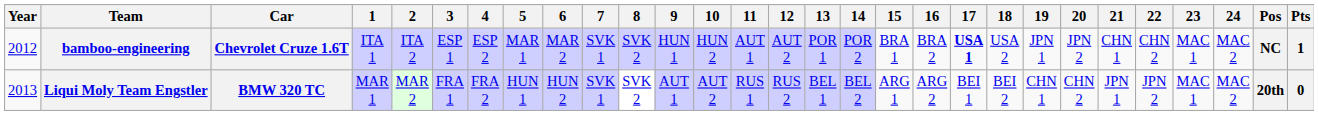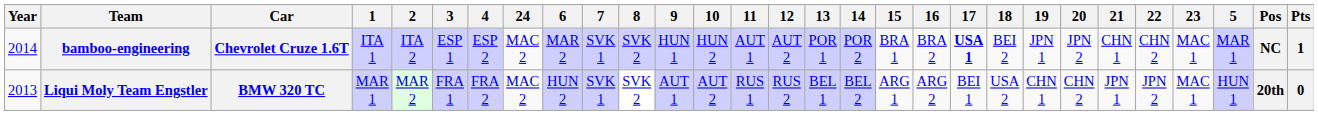columns swapped: (523, 16) <-> (1233, 16)
(23, 48) 2012 -> (23, 48) 2014
(1005, 48) USA 2 -> (1005, 48) BEI 2
(1005, 89) BEI 2 -> (1005, 89) USA 2
